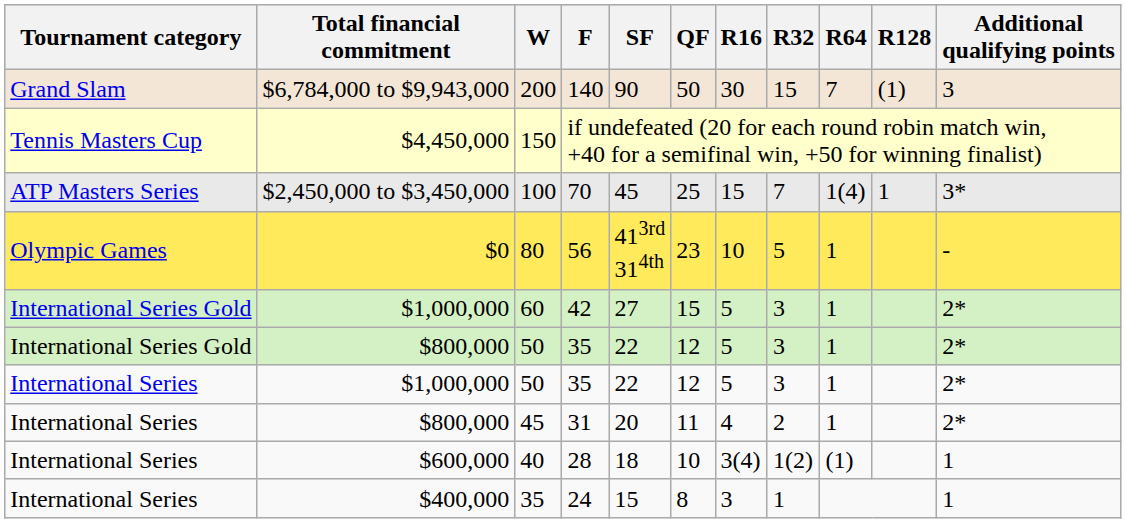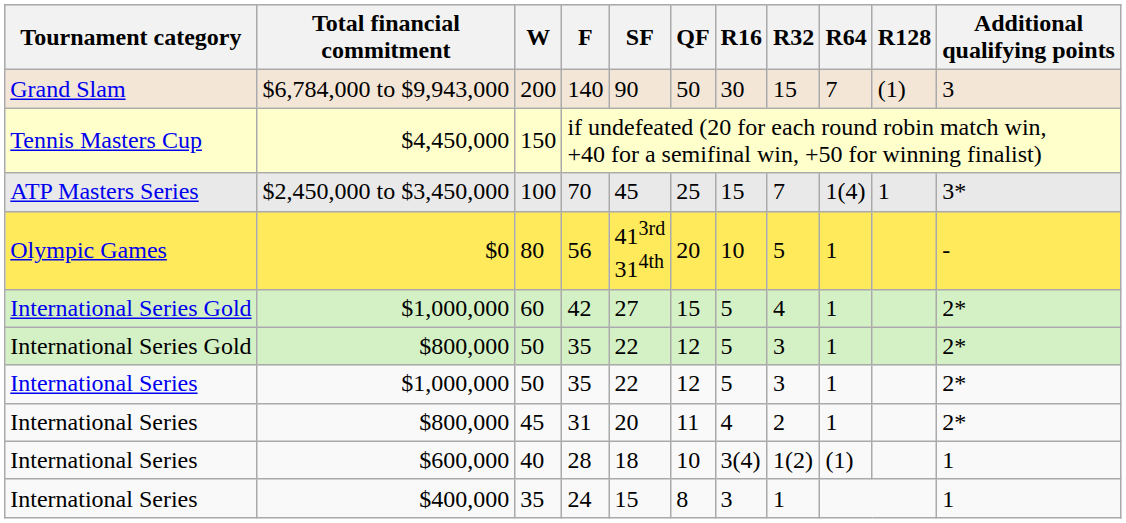(688, 249) 23 -> (688, 249) 20
(779, 307) 3 -> (779, 307) 4
